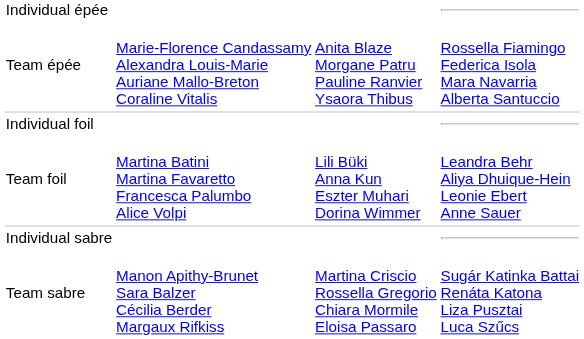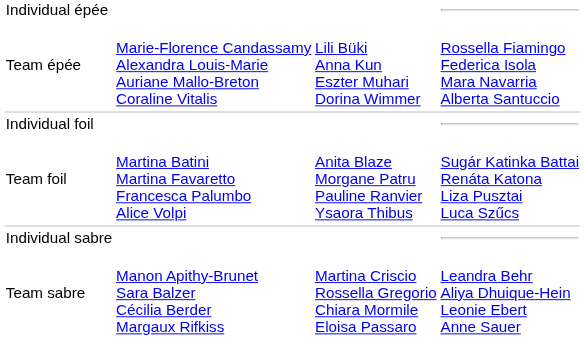(369, 74) Anita Blaze Morgane Patru Pauline Ranvier Ysaora Thibus -> (368, 74) Lili Büki Anna Kun Eszter Muhari Dorina Wimmer
(368, 188) Lili Büki Anna Kun Eszter Muhari Dorina Wimmer -> (369, 188) Anita Blaze Morgane Patru Pauline Ranvier Ysaora Thibus
(506, 188) Leandra Behr Aliya Dhuique-Hein Leonie Ebert Anne Sauer -> (510, 188) Sugár Katinka Battai Renáta Katona Liza Pusztai Luca Szűcs
(510, 302) Sugár Katinka Battai Renáta Katona Liza Pusztai Luca Szűcs -> (506, 302) Leandra Behr Aliya Dhuique-Hein Leonie Ebert Anne Sauer
